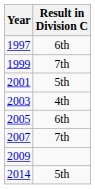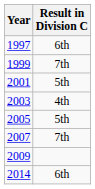(62, 119) 6th -> (62, 119) 5th
(62, 175) 5th -> (62, 175) 6th
